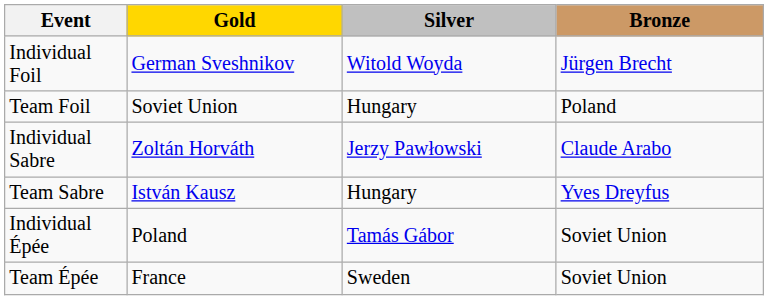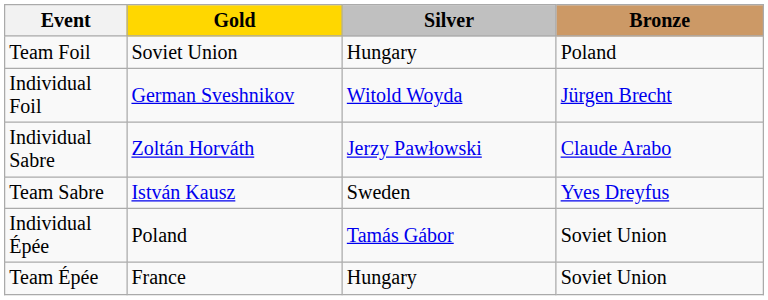rows swapped: (50, 63) <-> (50, 106)
(382, 192) Hungary -> (378, 192) Sweden
(378, 278) Sweden -> (382, 278) Hungary
